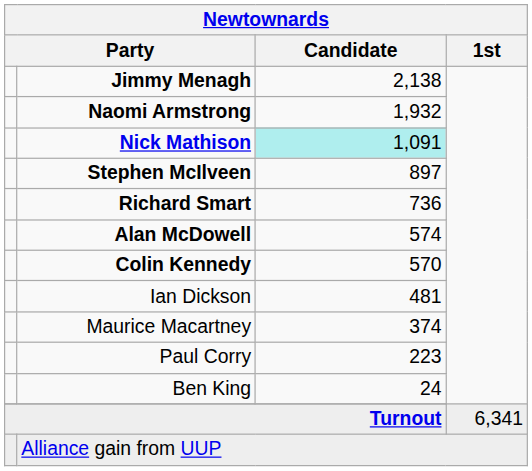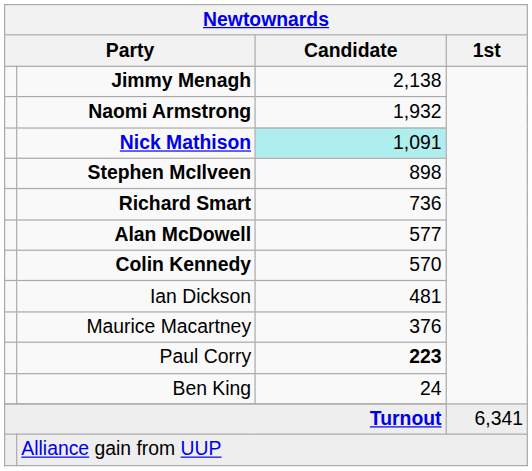(425, 173) 897 -> (425, 173) 898
(425, 234) 574 -> (425, 234) 577
(425, 326) 374 -> (425, 326) 376
(425, 357) normal -> (425, 357) bold
